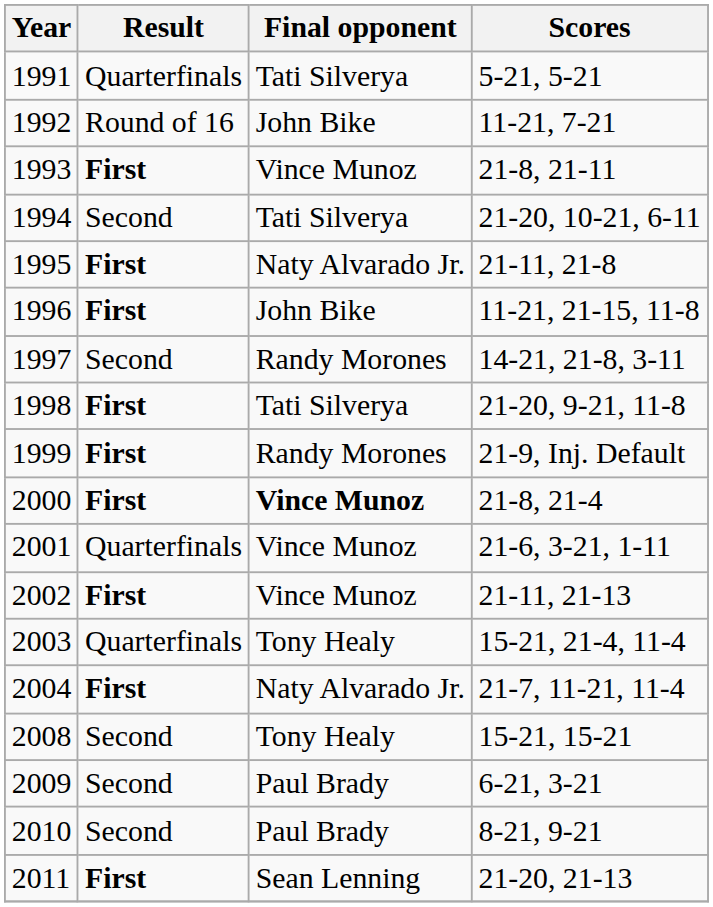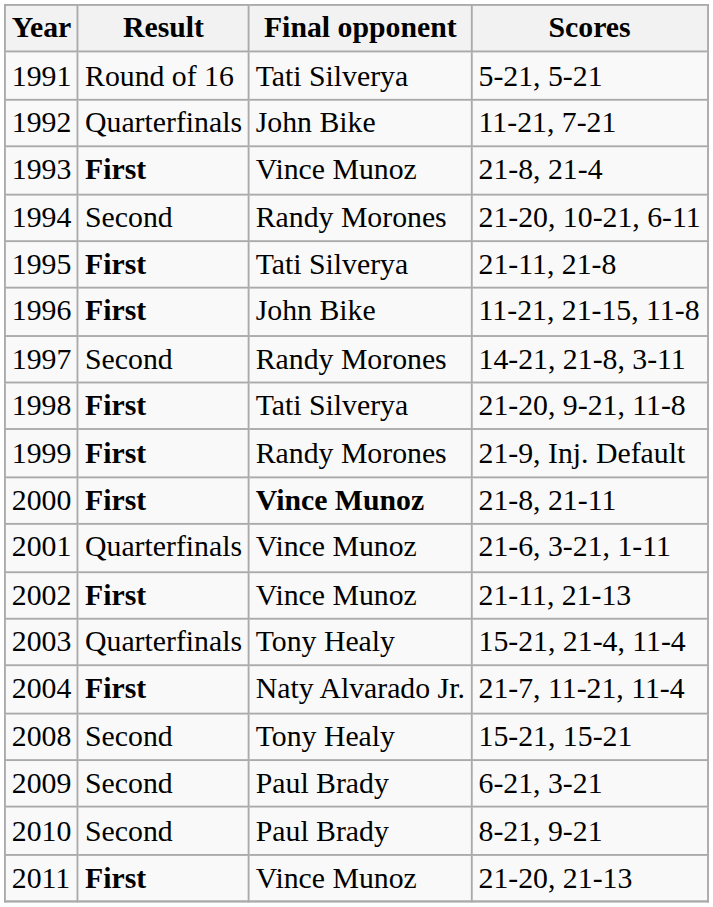(164, 75) Quarterfinals -> (159, 75) Round of 16
(159, 122) Round of 16 -> (164, 122) Quarterfinals
(547, 169) 21-8, 21-11 -> (541, 169) 21-8, 21-4
(332, 216) Tati Silverya -> (351, 216) Randy Morones
(360, 264) Naty Alvarado Jr. -> (332, 264) Tati Silverya
(541, 500) 21-8, 21-4 -> (547, 500) 21-8, 21-11
(338, 877) Sean Lenning -> (336, 877) Vince Munoz
